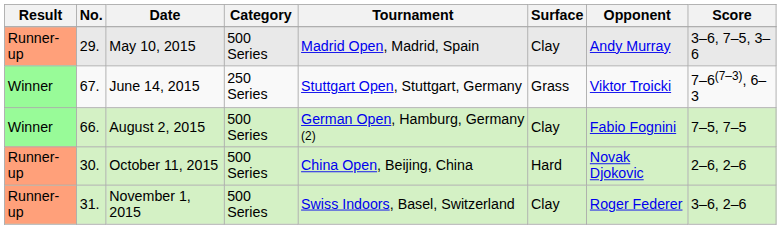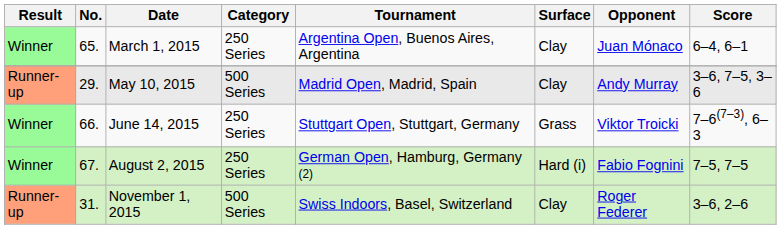+ row: (154, 46)
(90, 86) 67. -> (89, 125) 66.
(90, 127) 66. -> (89, 166) 67.
(247, 127) 500 Series -> (245, 166) 250 Series
(545, 127) Clay -> (562, 166) Hard (i)
- row: (164, 166)
